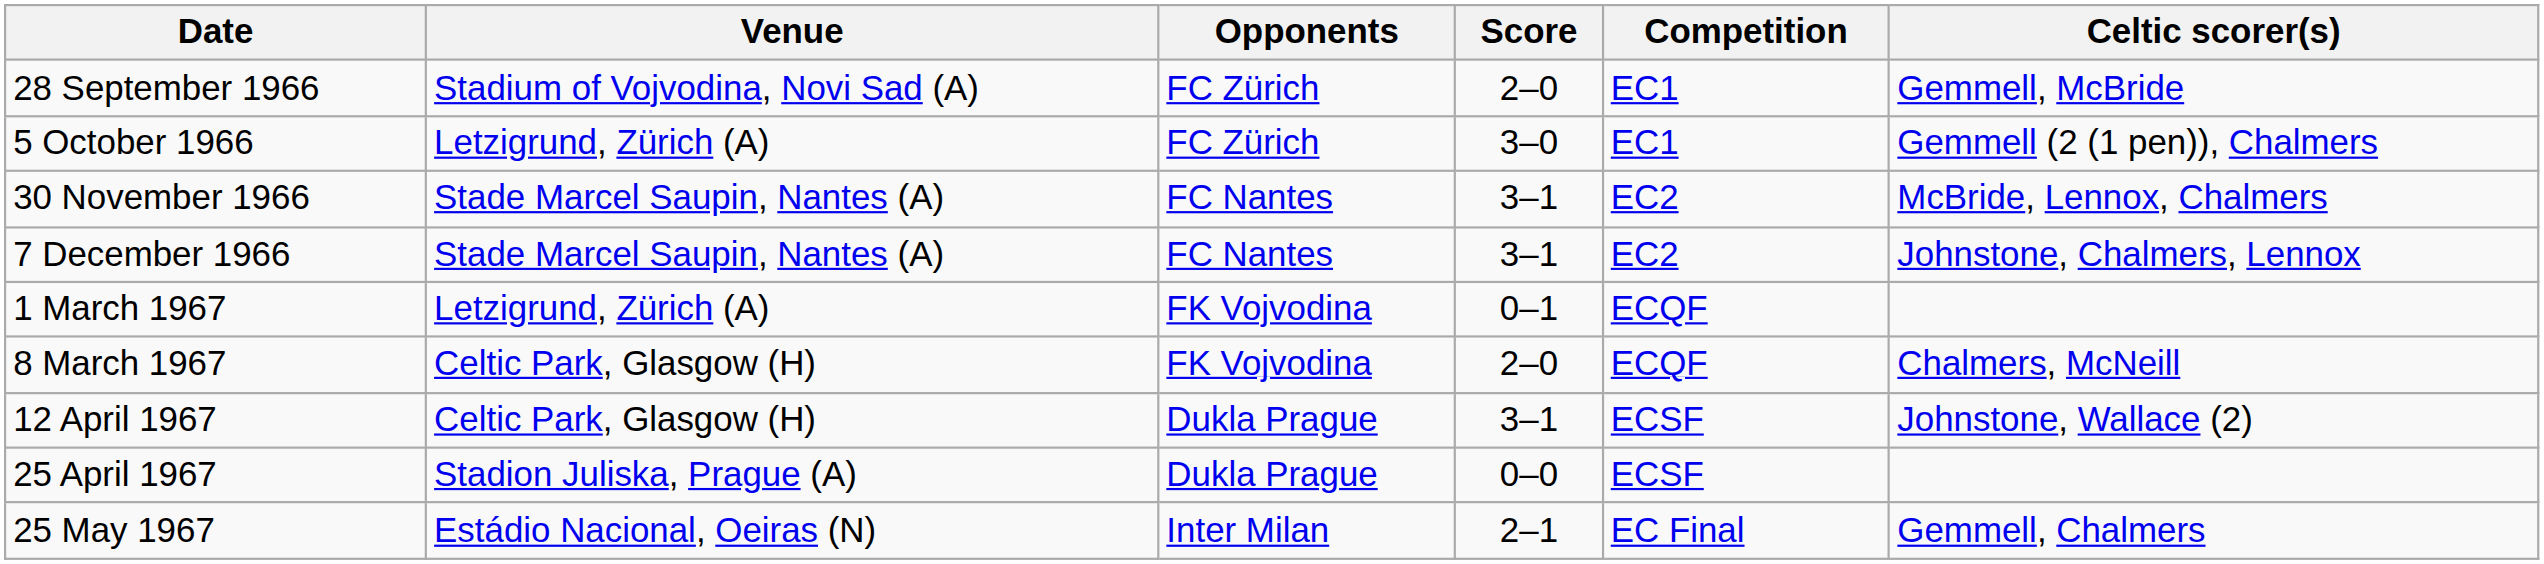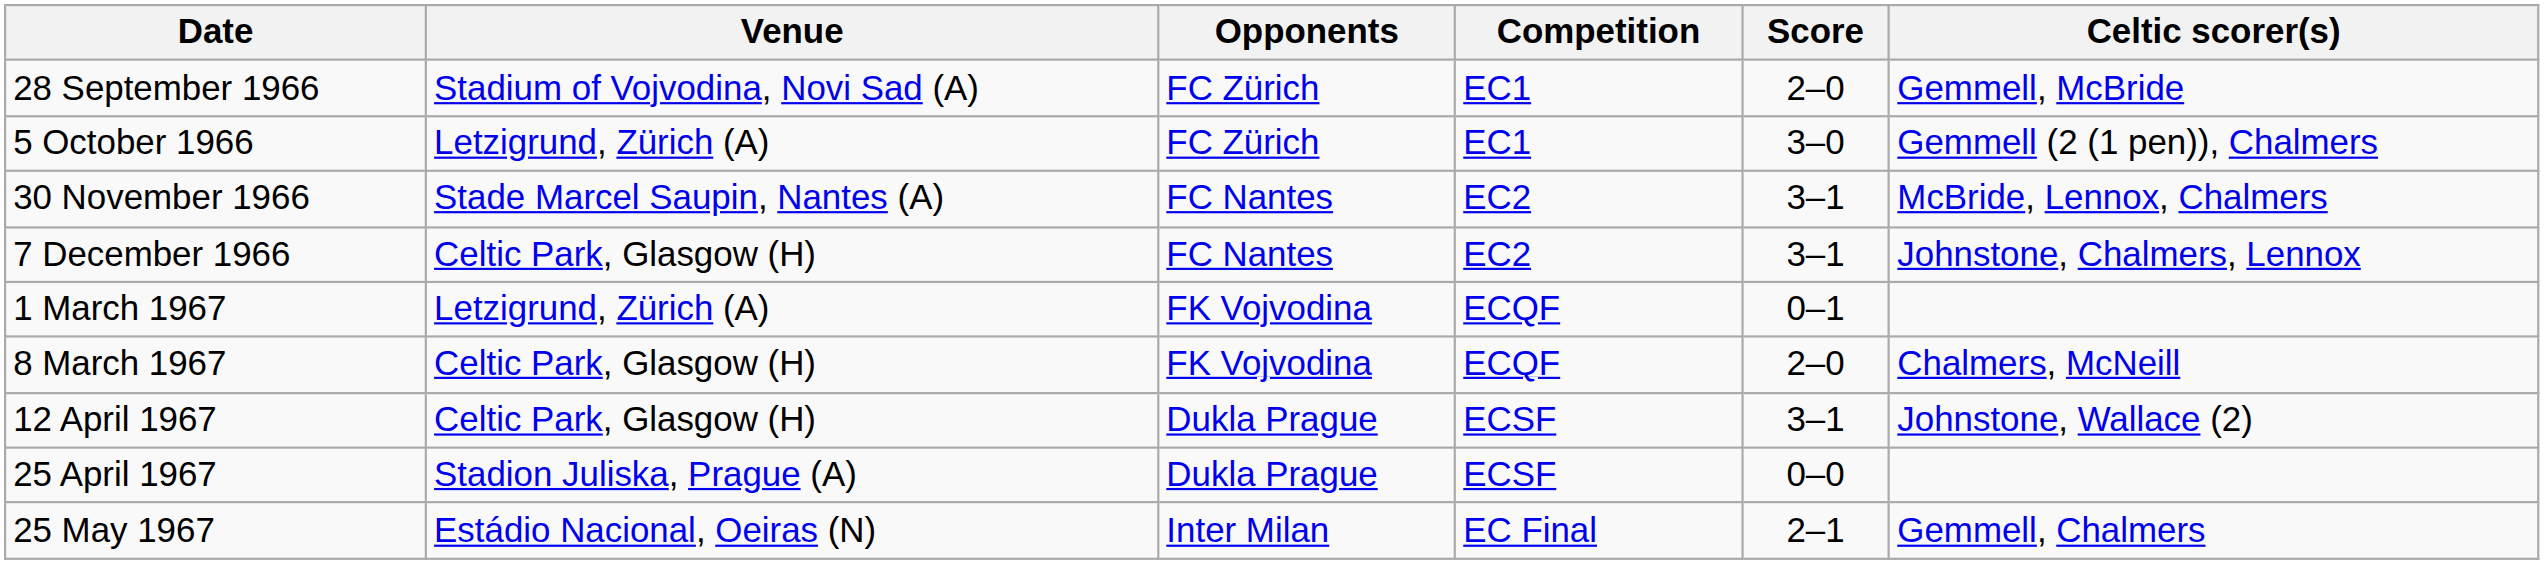columns swapped: (1529, 32) <-> (1746, 32)
(689, 253) Stade Marcel Saupin, Nantes (A) -> (625, 253) Celtic Park, Glasgow (H)
